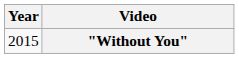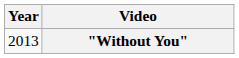(23, 41) 2015 -> (23, 41) 2013
